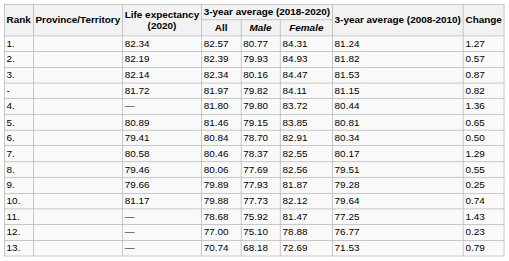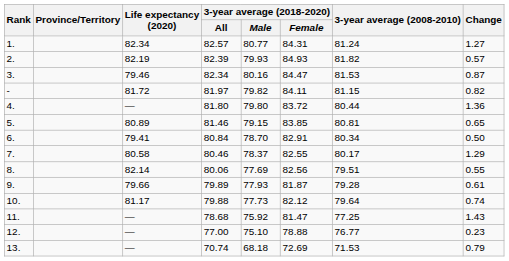(137, 75) 82.14 -> (137, 75) 79.46
(137, 169) 79.46 -> (137, 169) 82.14
(475, 185) 0.25 -> (475, 185) 0.61
